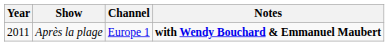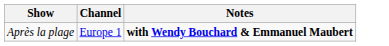- column: (19, 13)
